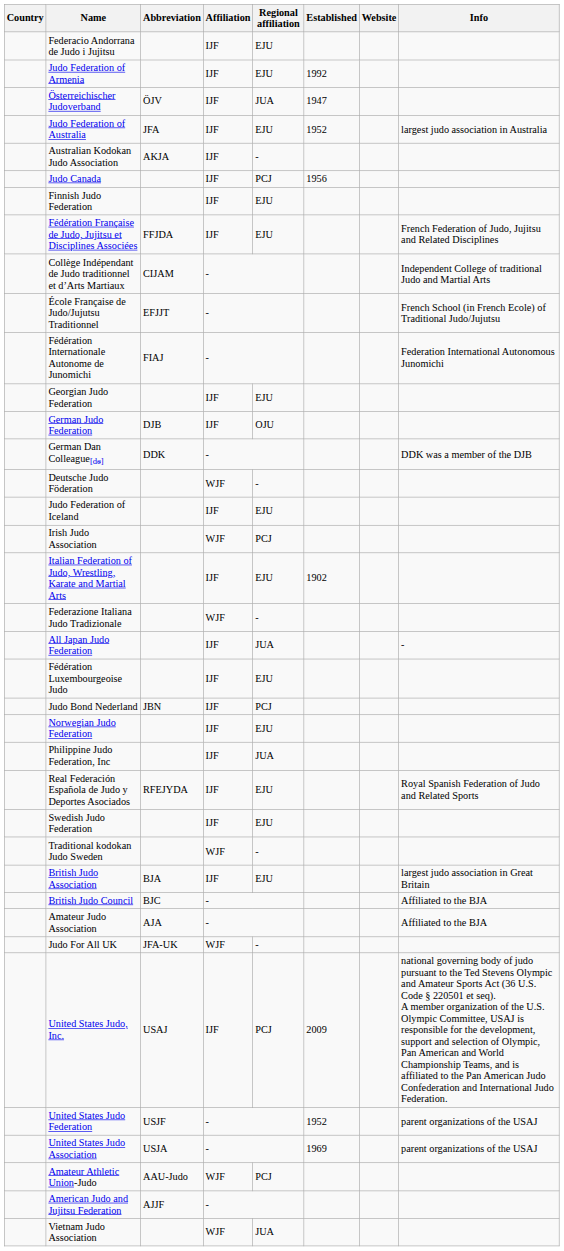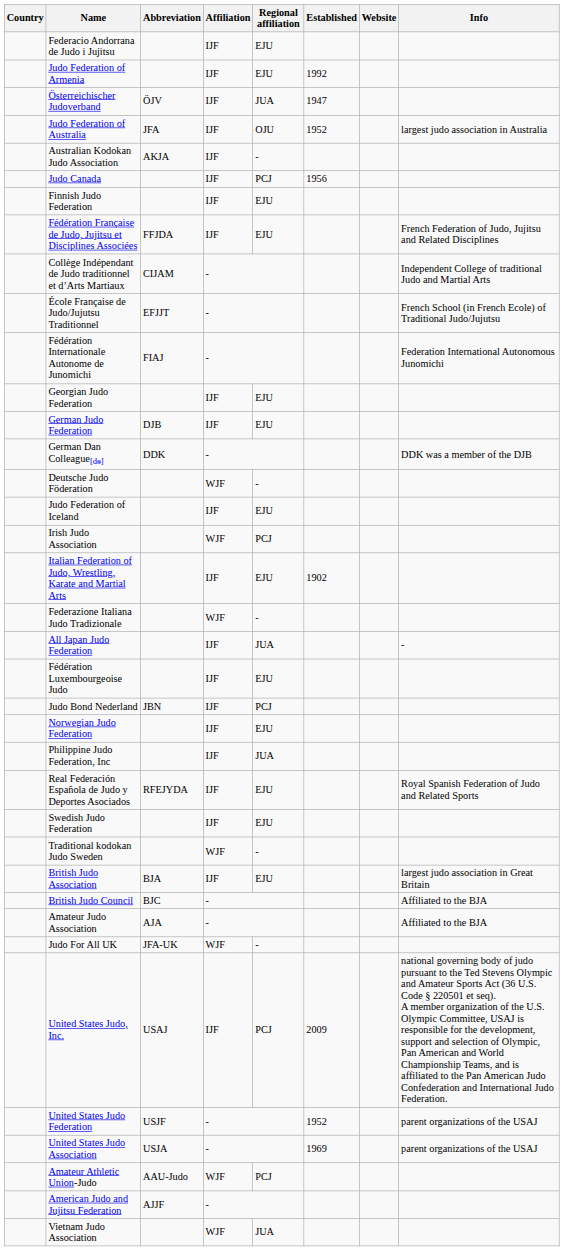(264, 129) EJU -> (265, 129) OJU
(265, 425) OJU -> (264, 425) EJU
